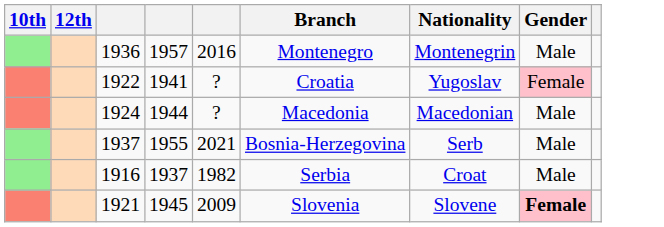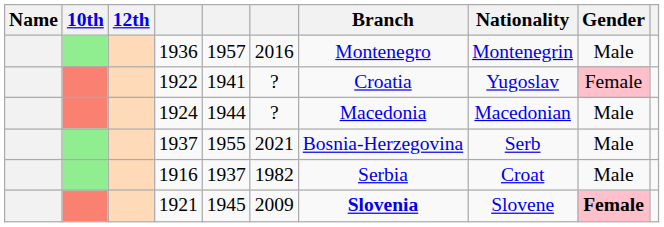+ column: (33, 19)
(325, 205) normal -> (383, 205) bold
